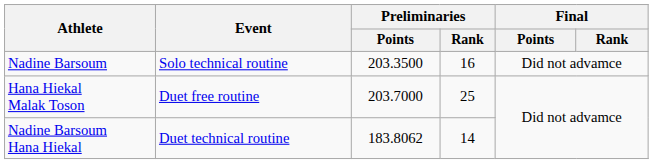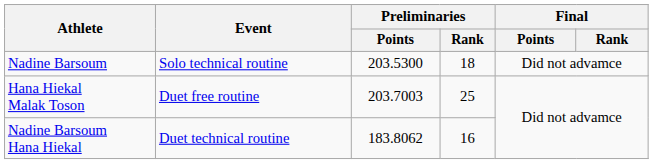(395, 64) 203.3500 -> (395, 64) 203.5300
(467, 64) 16 -> (467, 64) 18
(395, 97) 203.7000 -> (395, 97) 203.7003
(467, 138) 14 -> (467, 138) 16
